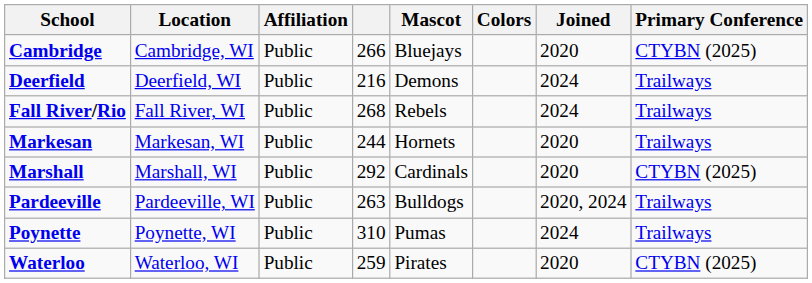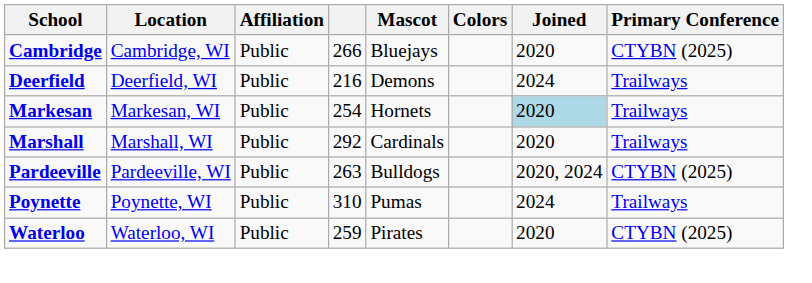- row: (67, 111)
(371, 141) 244 -> (347, 111) 254
(559, 141) no background -> (535, 111) lightblue background
(696, 171) CTYBN (2025) -> (649, 141) Trailways
(673, 202) Trailways -> (672, 171) CTYBN (2025)
